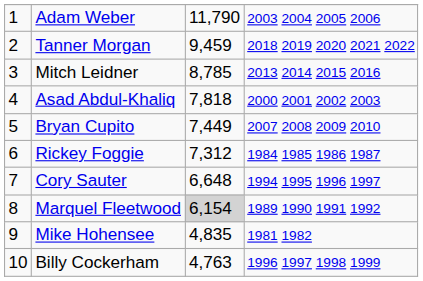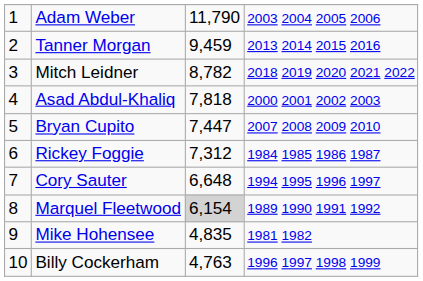(331, 45) 2018 2019 2020 2021 2022 -> (314, 45) 2013 2014 2015 2016
(210, 72) 8,785 -> (210, 72) 8,782
(314, 72) 2013 2014 2015 2016 -> (331, 72) 2018 2019 2020 2021 2022
(210, 126) 7,449 -> (210, 126) 7,447
